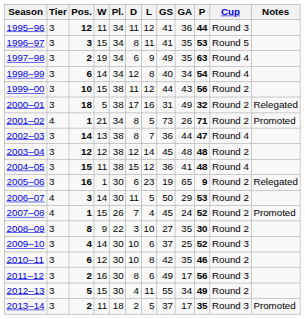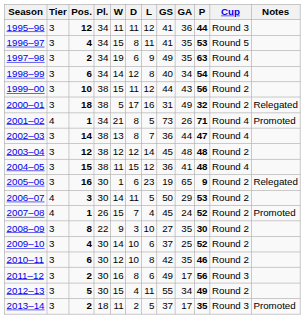columns swapped: (118, 12) <-> (102, 12)
(89, 43) 3 -> (89, 43) 4
(230, 120) Round 2 -> (230, 120) Round 4
(230, 244) Round 3 -> (230, 244) Round 2
